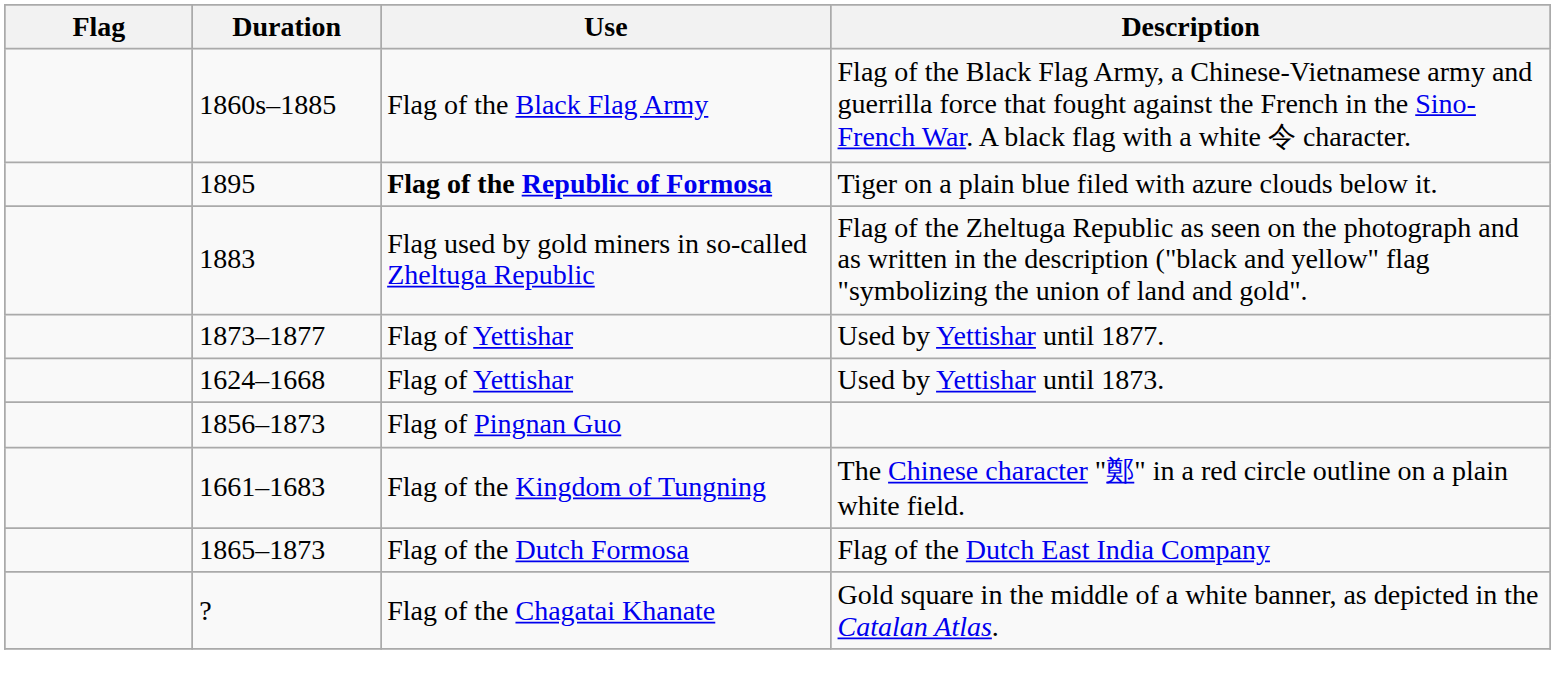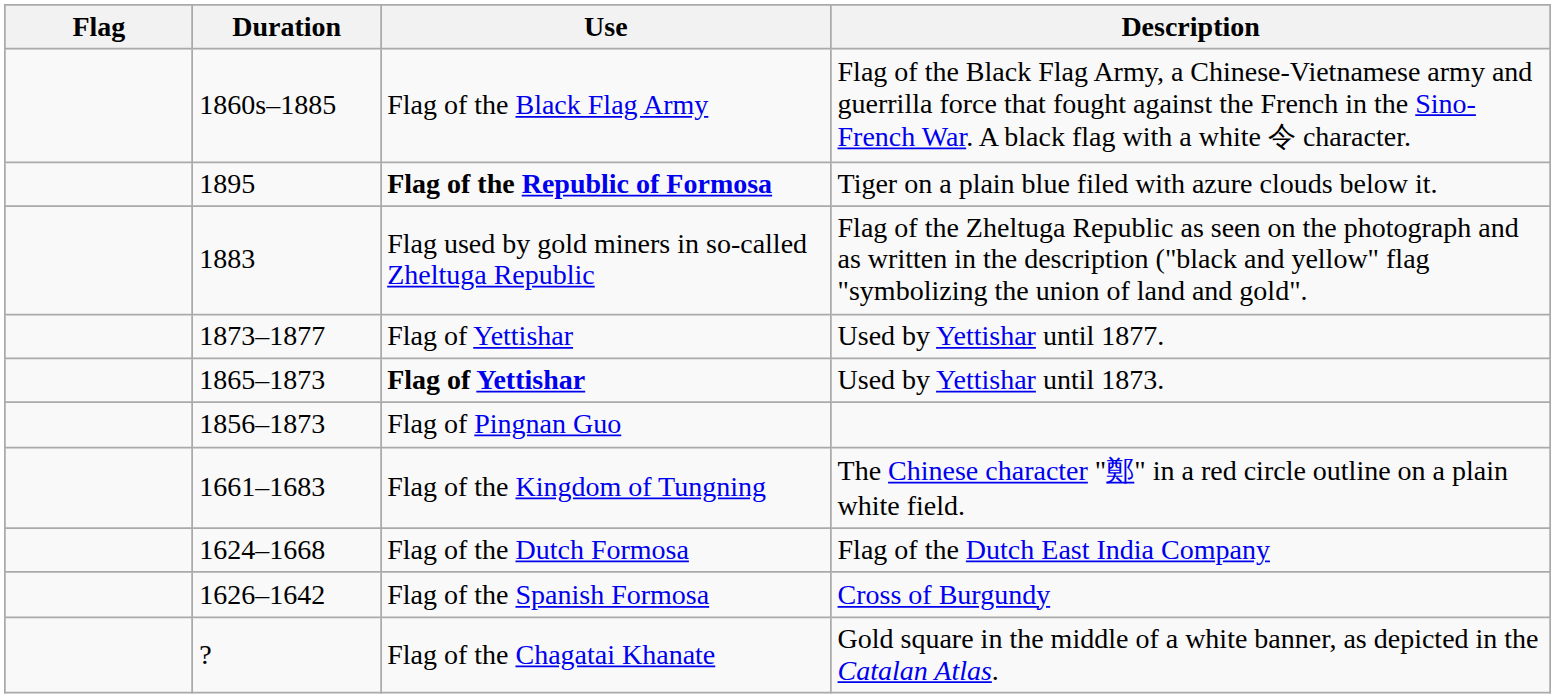(262, 379) 1624–1668 -> (262, 379) 1865–1873
(480, 379) normal -> (486, 379) bold
(262, 549) 1865–1873 -> (262, 549) 1624–1668
+ row: (944, 594)
